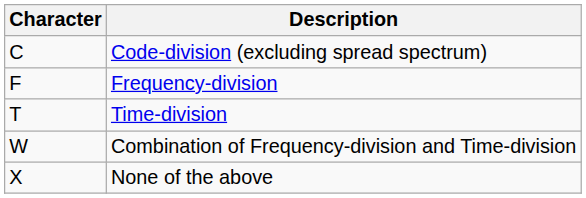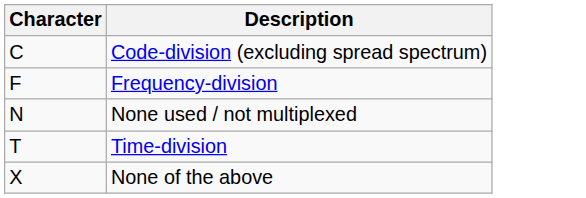+ row: (234, 114)
- row: (344, 146)
